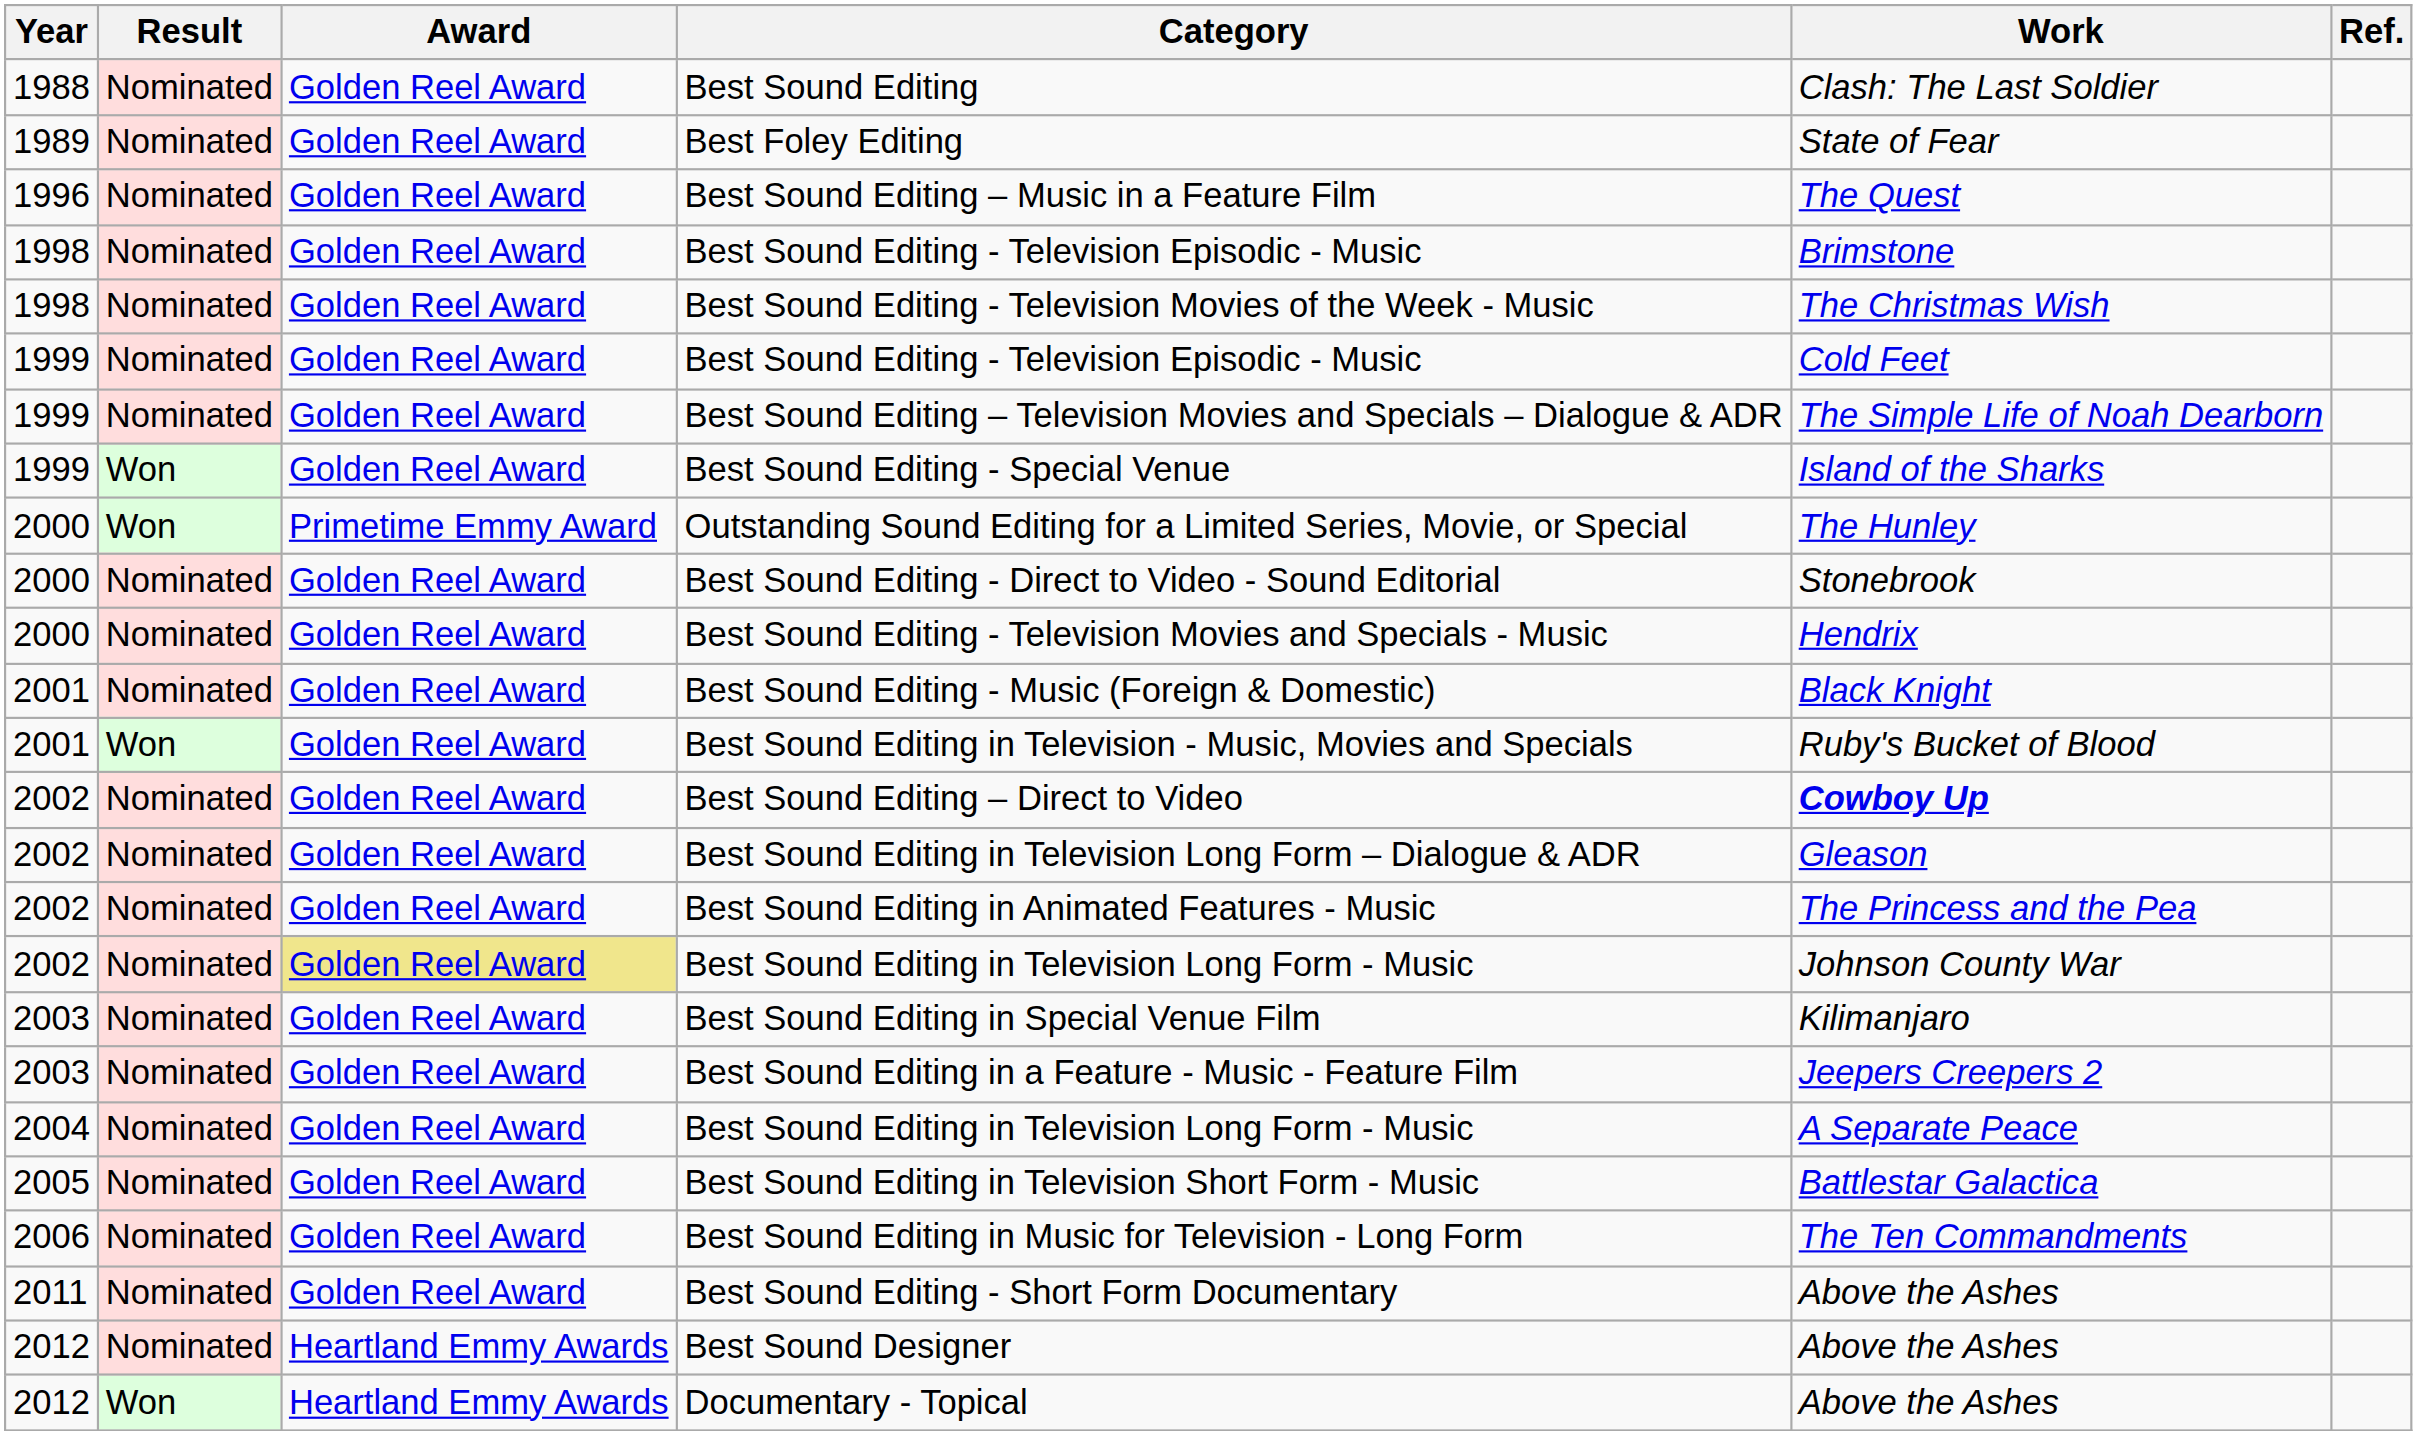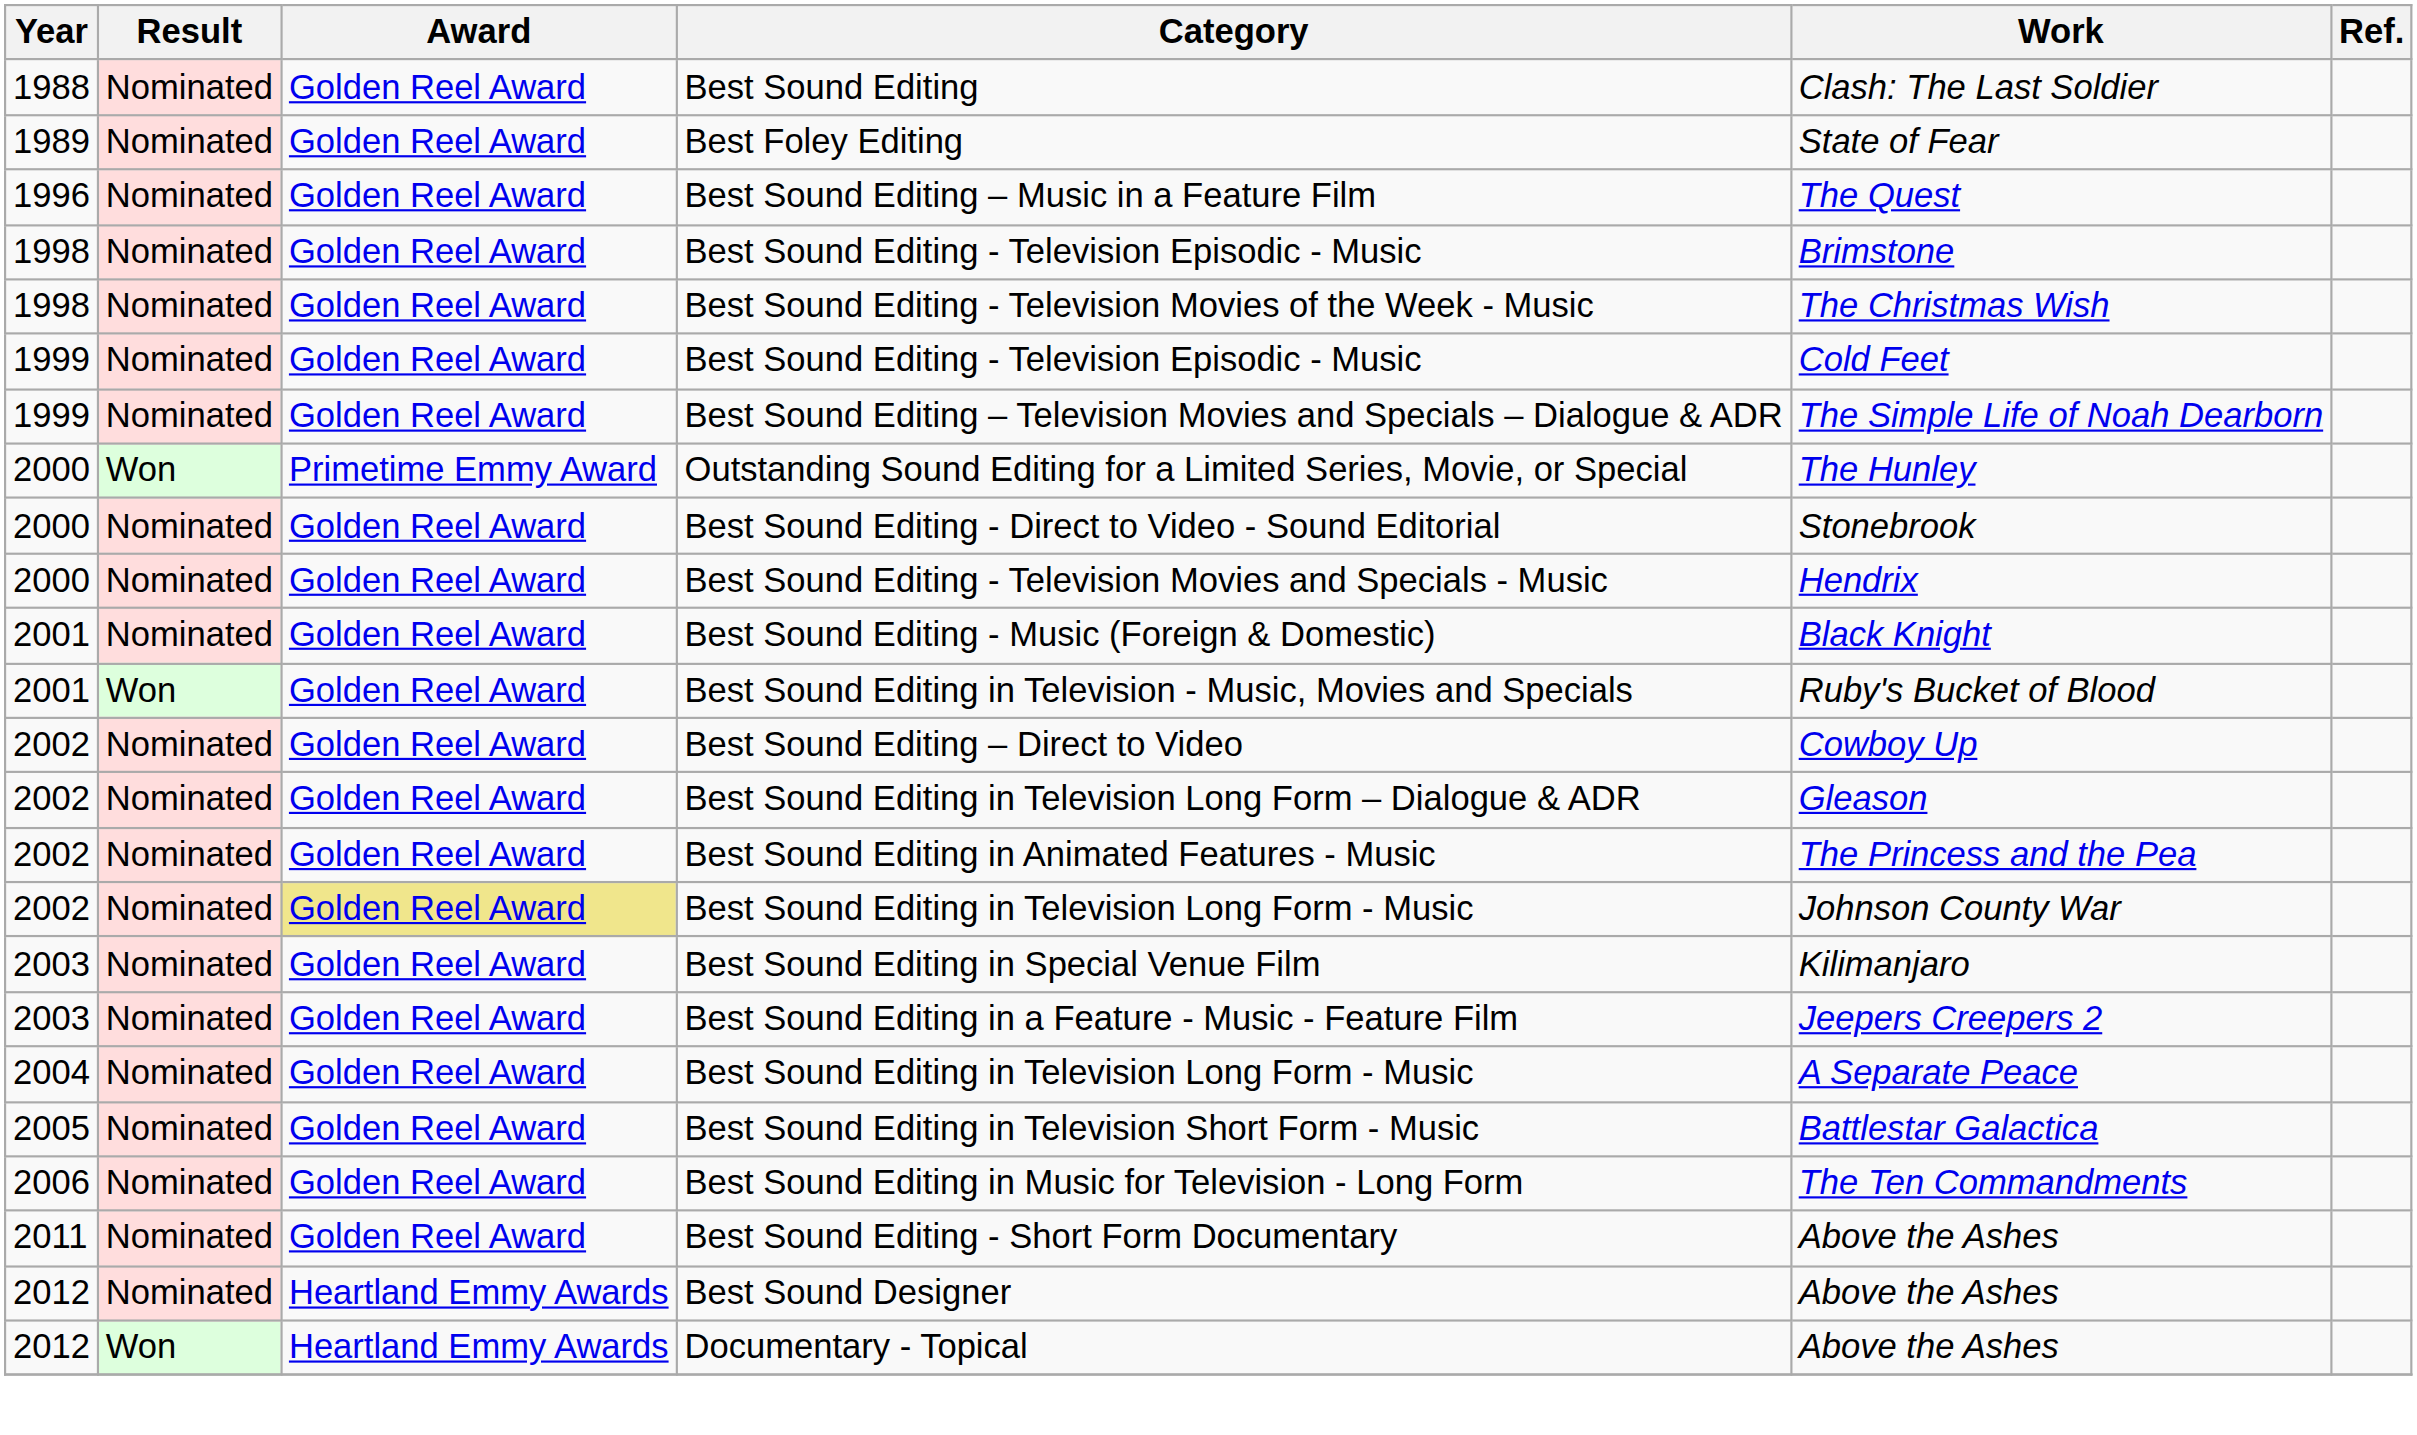- row: (51, 470)
(1894, 799) bold -> (1888, 744) normal
